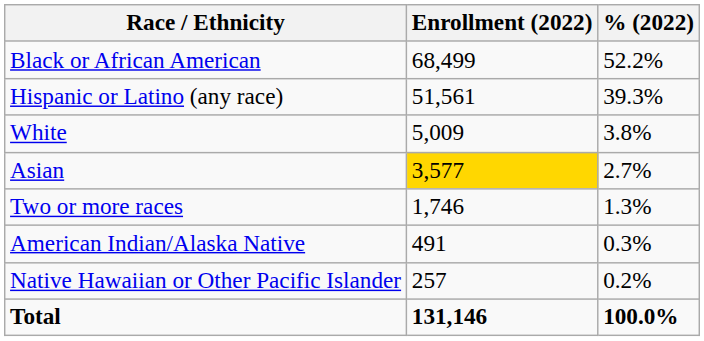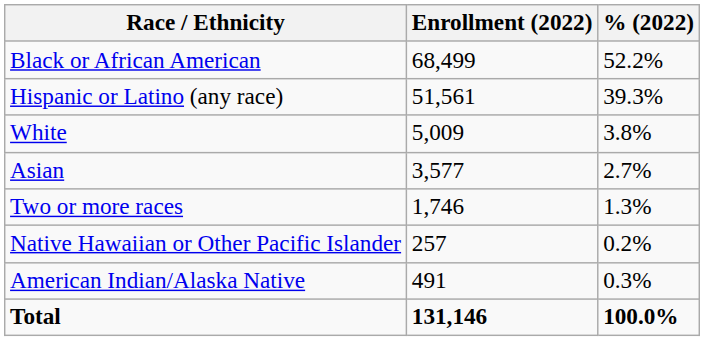(438, 170) gold background -> (438, 170) no background
rows swapped: (158, 243) <-> (206, 280)
